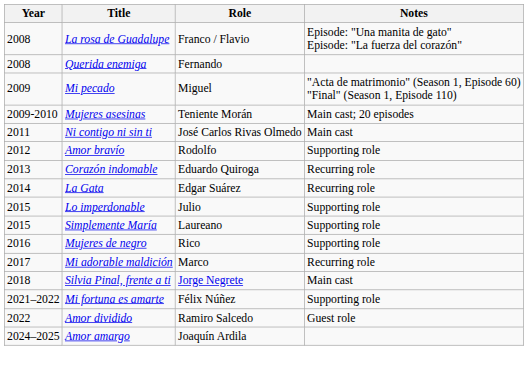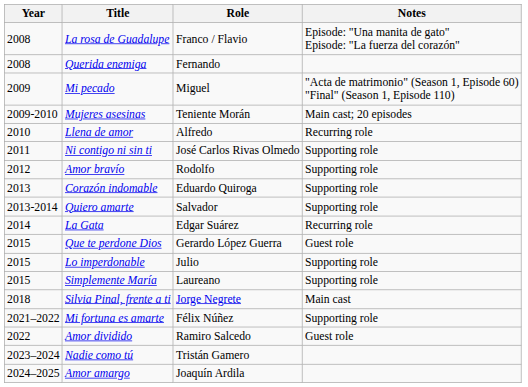+ row: (99, 132)
(330, 132) Main cast -> (342, 151) Supporting role
(341, 169) Recurring role -> (342, 188) Supporting role
+ row: (99, 206)
+ row: (113, 243)
- row: (106, 243)
- row: (119, 262)
+ row: (99, 354)
